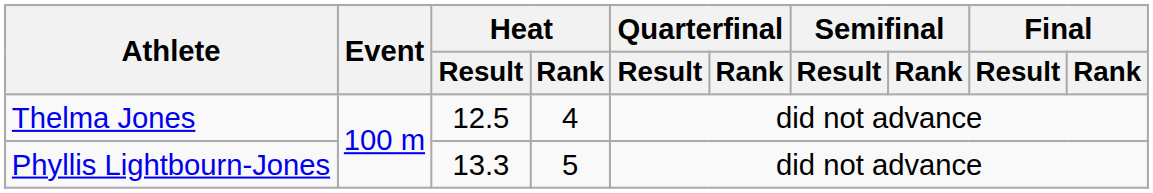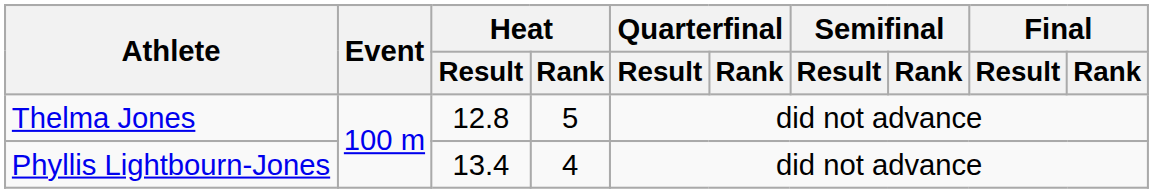(481, 118) 12.5 -> (481, 118) 12.8
(570, 118) 4 -> (570, 118) 5
(481, 164) 13.3 -> (481, 164) 13.4
(570, 164) 5 -> (570, 164) 4
